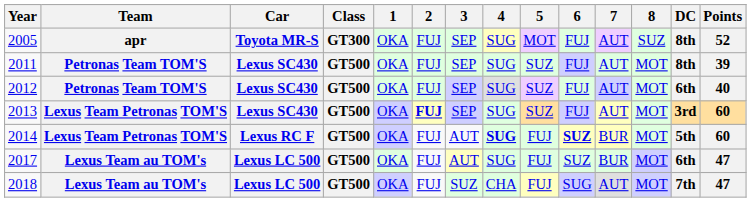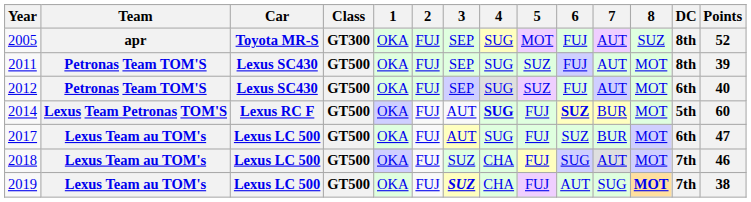- row: (23, 112)
(723, 184) 47 -> (723, 160) 46
+ row: (23, 184)
